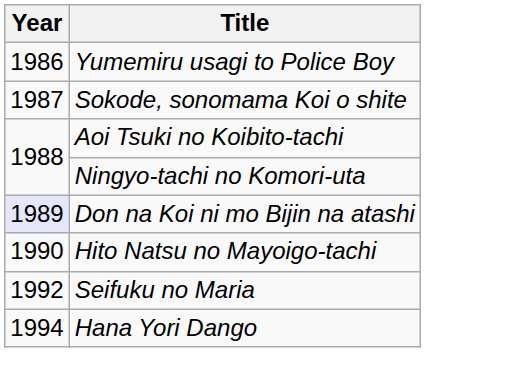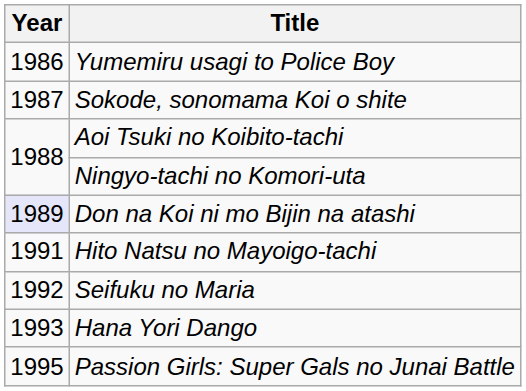(37, 251) 1990 -> (37, 251) 1991
(37, 328) 1994 -> (37, 328) 1993
+ row: (295, 366)
